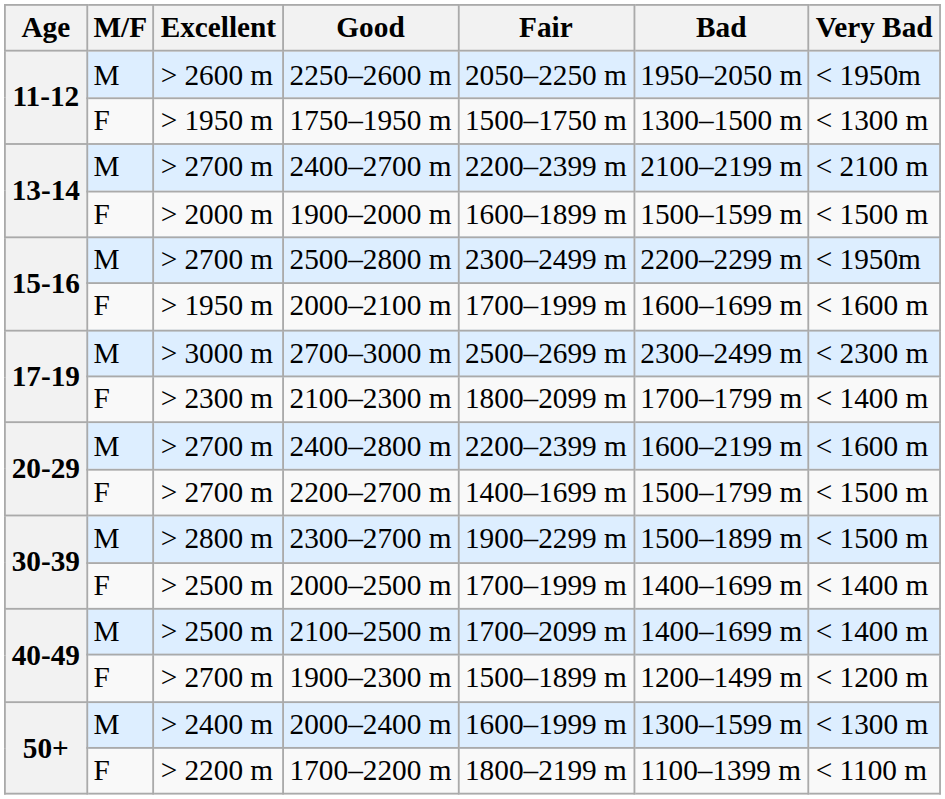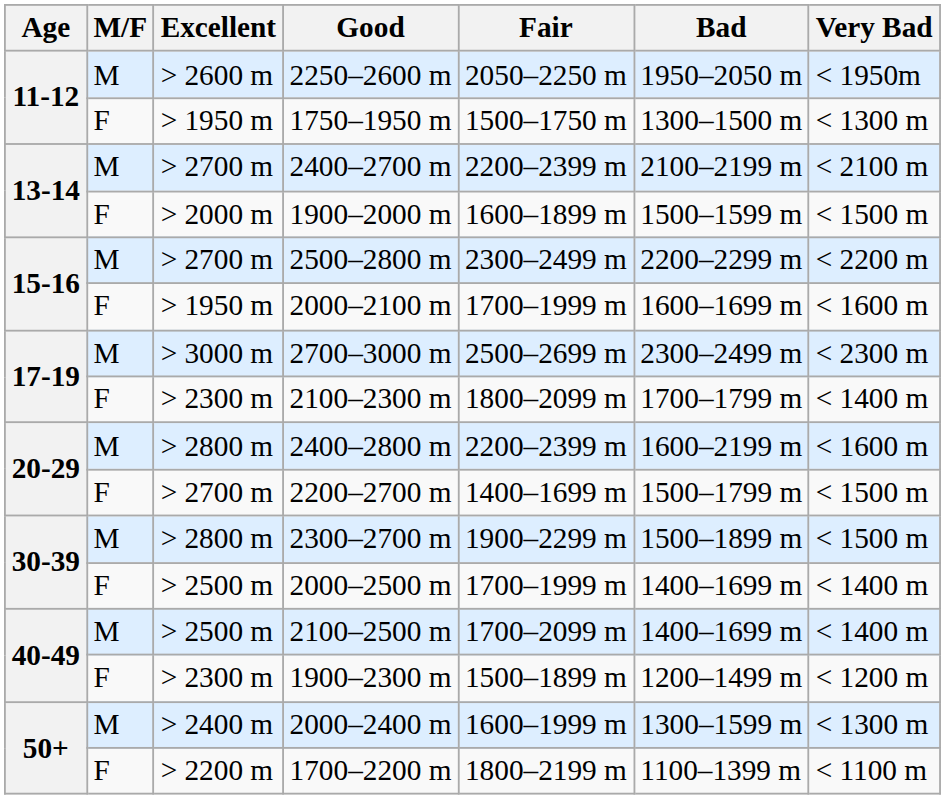(868, 259) < 1950m -> (872, 259) < 2200 m
(217, 445) > 2700 m -> (217, 445) > 2800 m
(217, 677) > 2700 m -> (217, 677) > 2300 m
